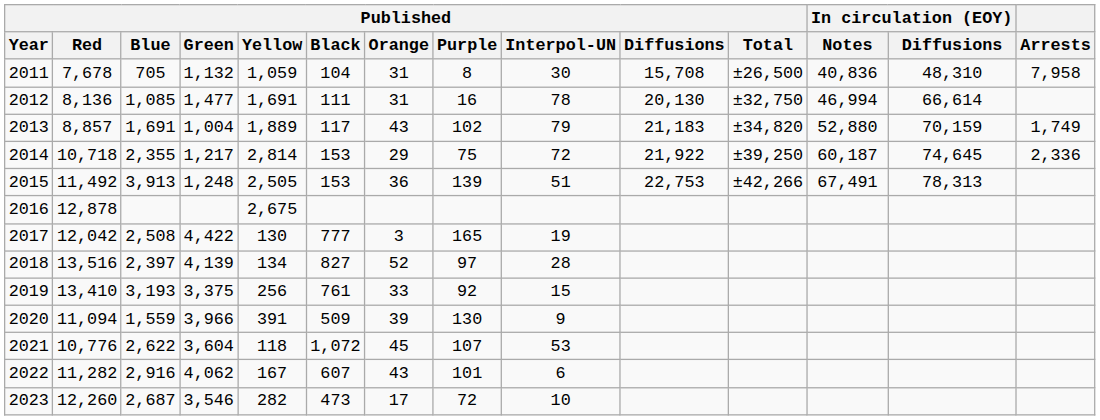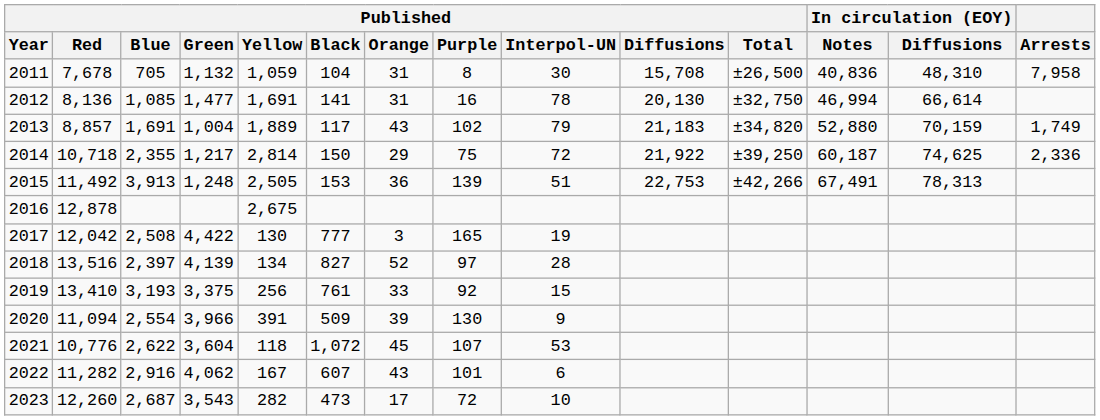(335, 100) 111 -> (335, 100) 141
(335, 155) 153 -> (335, 155) 150
(952, 155) 74,645 -> (952, 155) 74,625
(150, 319) 1,559 -> (150, 319) 2,554
(209, 401) 3,546 -> (209, 401) 3,543
